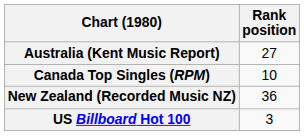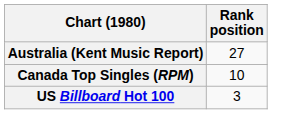- row: (122, 97)
